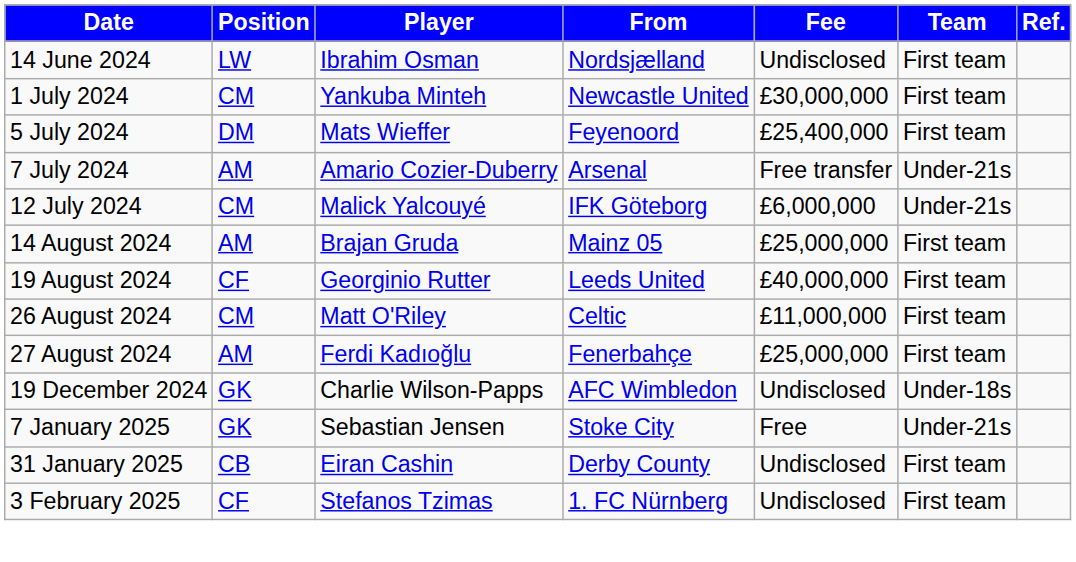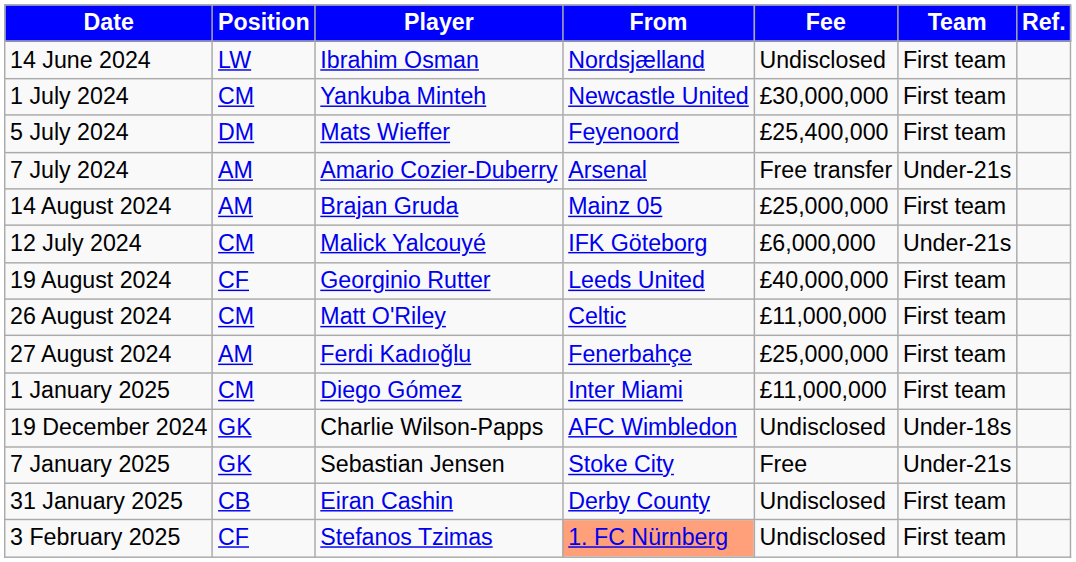rows swapped: (76, 206) <-> (91, 243)
+ row: (90, 390)
(648, 501) no background -> (648, 538) lightsalmon background
